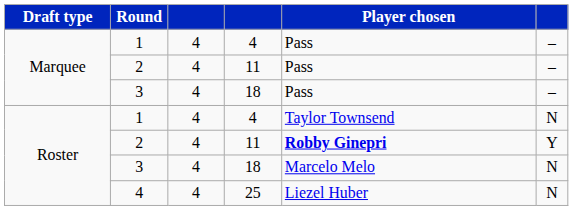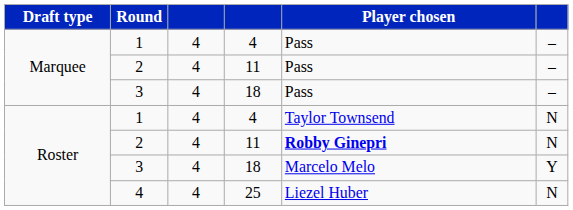(552, 142) Y -> (552, 142) N
(552, 167) N -> (552, 167) Y
